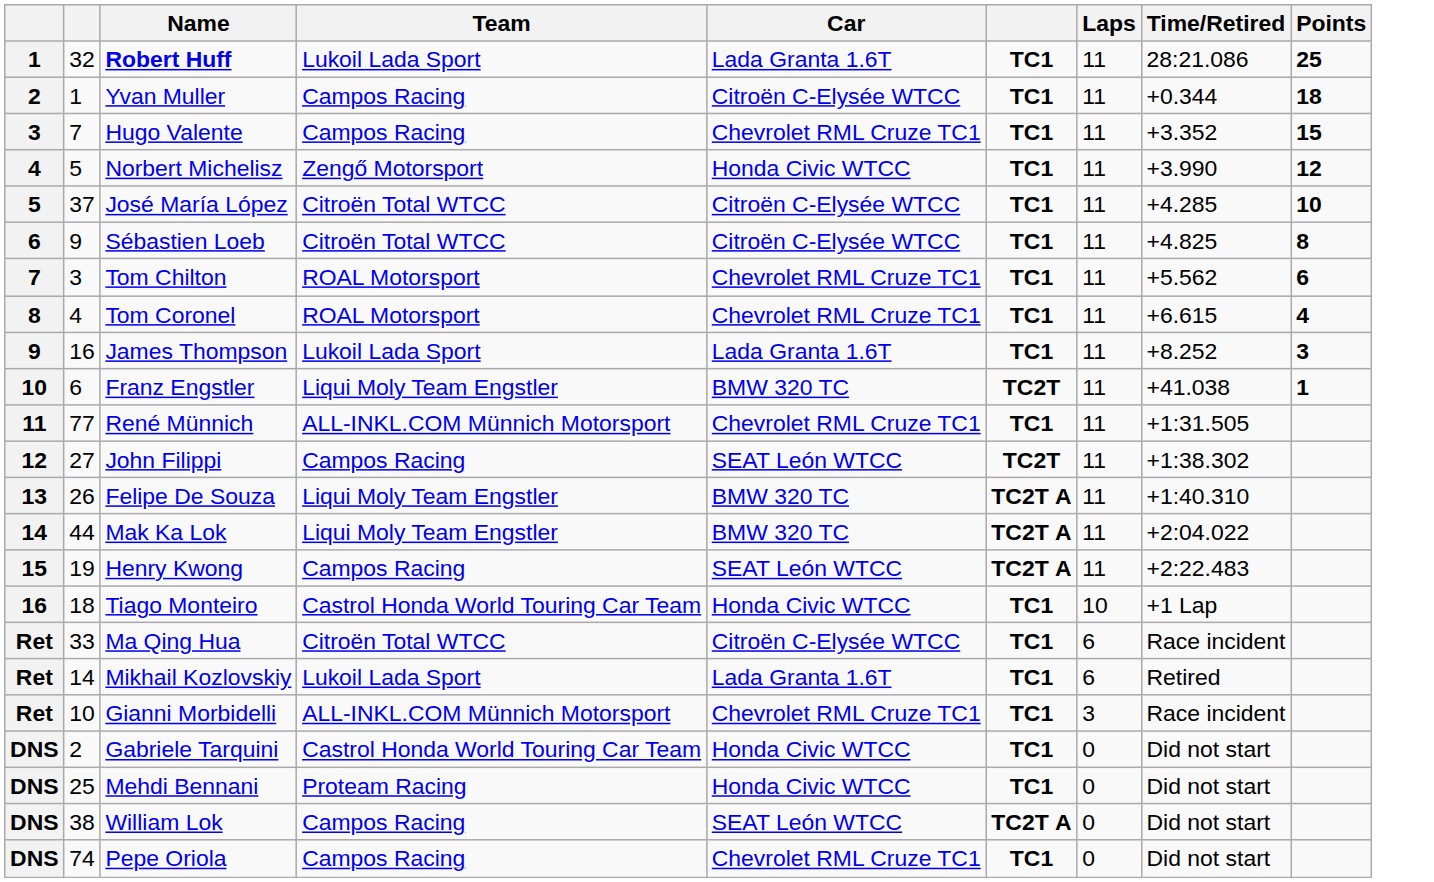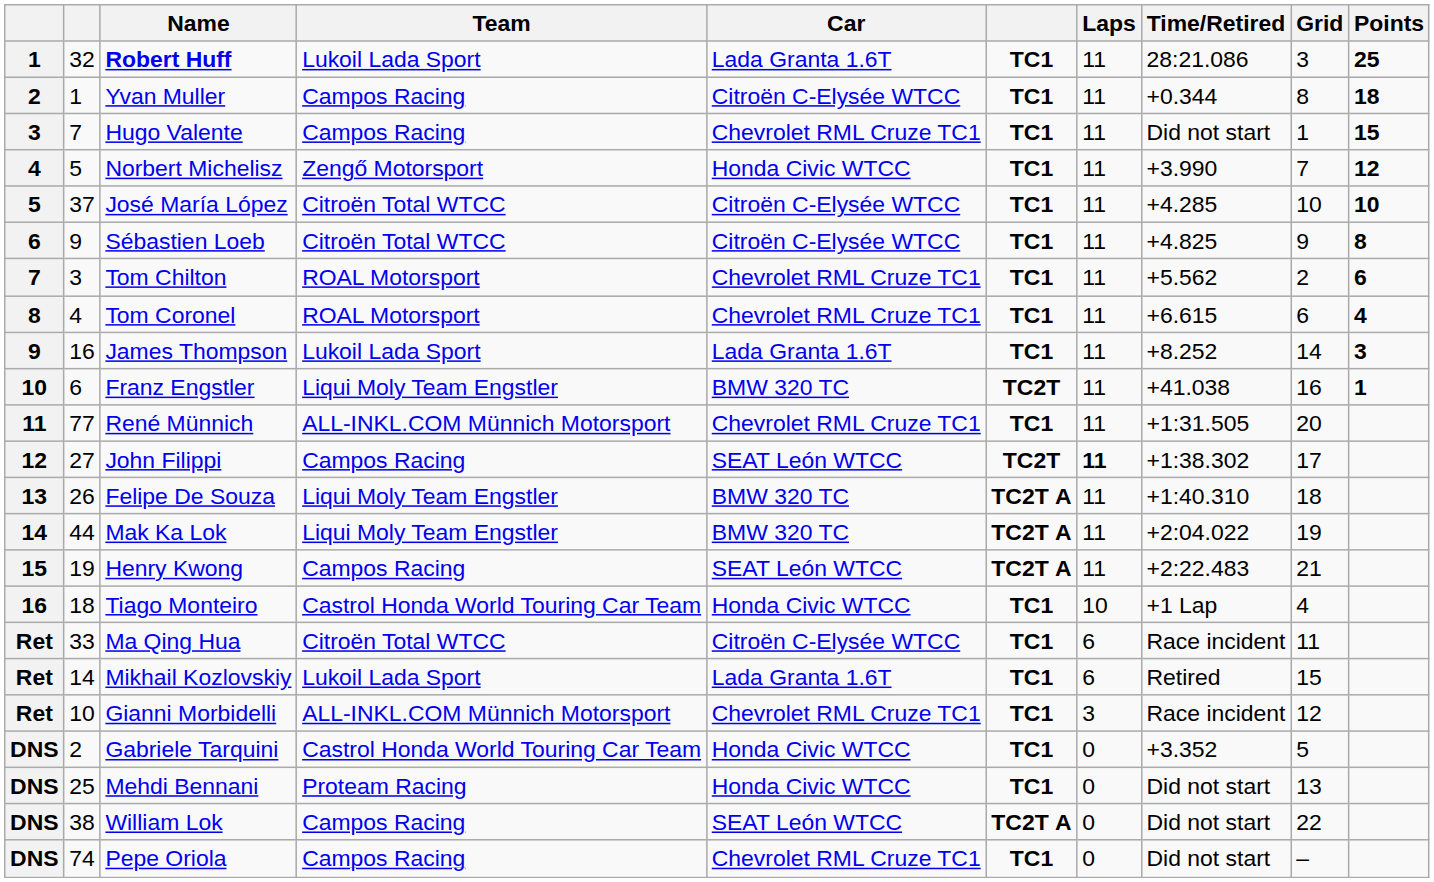+ column: (1320, 23)
(1182, 132) +3.352 -> (1208, 132) Did not start
(1094, 459) normal -> (1094, 459) bold
(1208, 750) Did not start -> (1182, 750) +3.352
